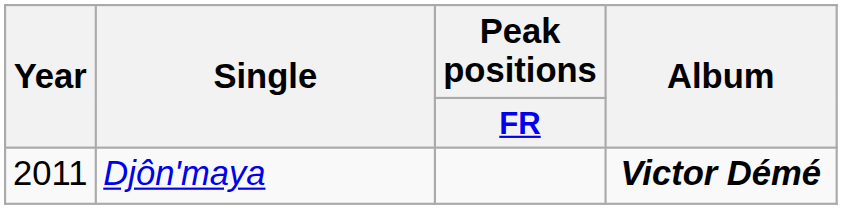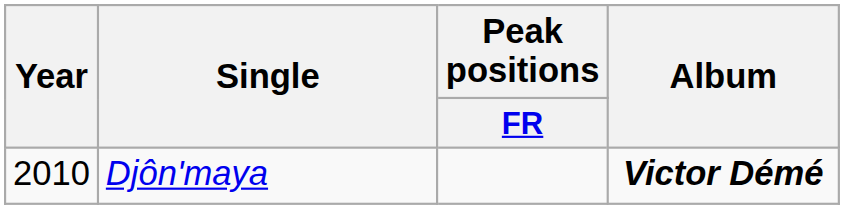(50, 174) 2011 -> (51, 174) 2010
